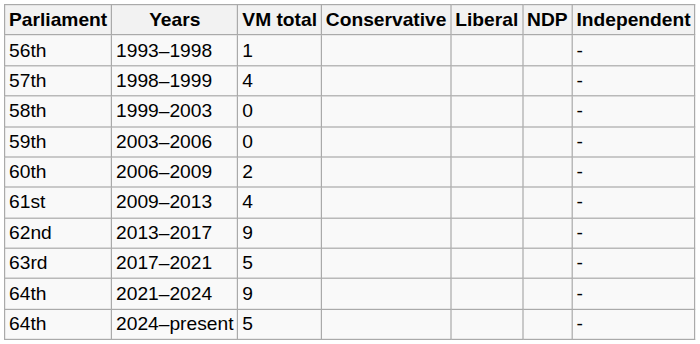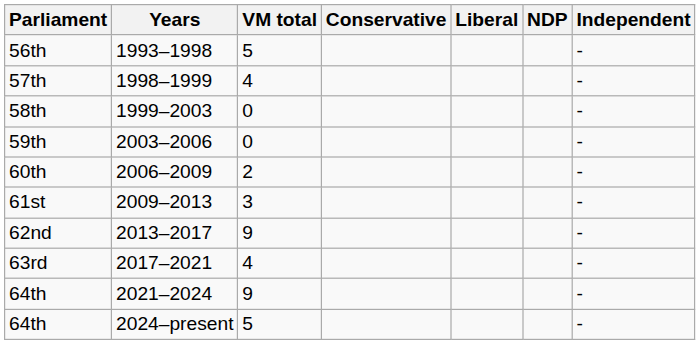(248, 50) 1 -> (248, 50) 5
(248, 202) 4 -> (248, 202) 3
(248, 263) 5 -> (248, 263) 4
